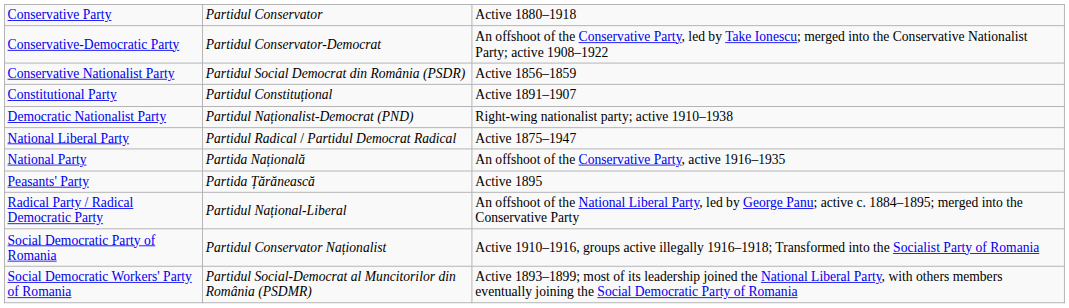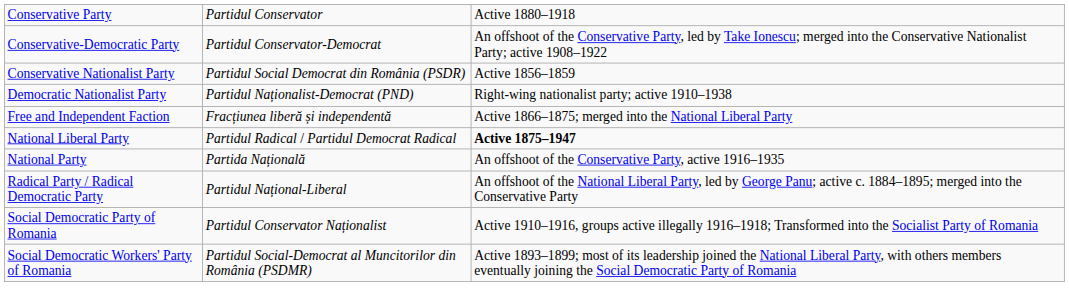- row: (62, 95)
+ row: (89, 116)
(526, 138) normal -> (525, 138) bold
- row: (48, 181)
